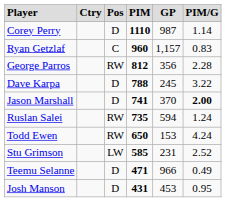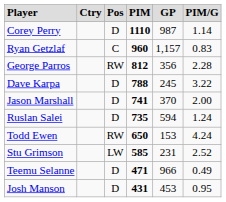(202, 100) bold -> (202, 100) normal
(115, 118) RW -> (115, 118) D
